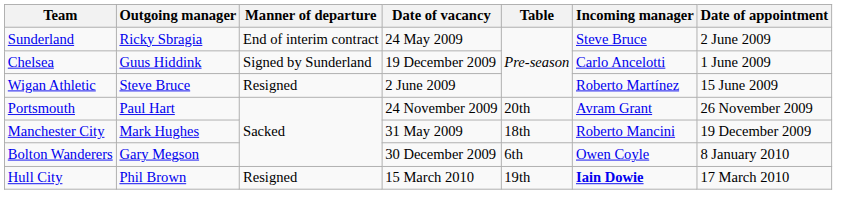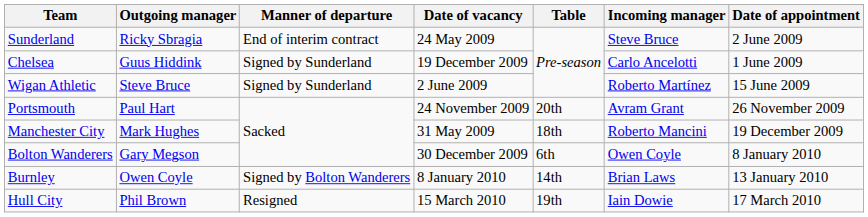(270, 85) Resigned -> (307, 85) Signed by Sunderland
+ row: (31, 177)
(610, 177) bold -> (640, 200) normal
